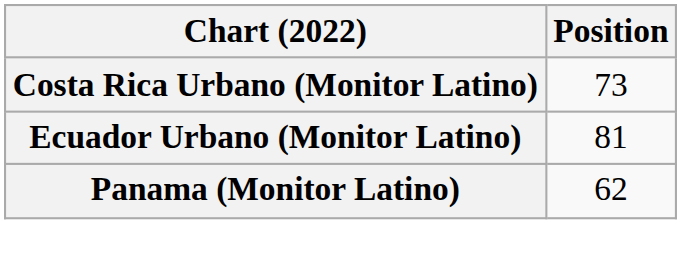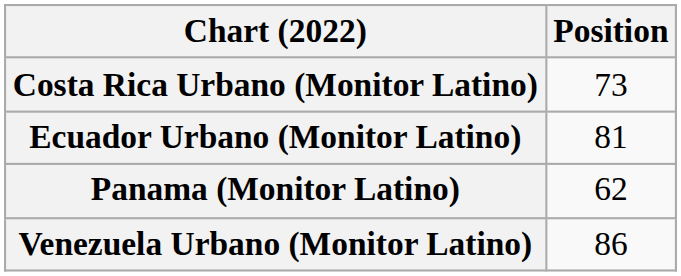+ row: (275, 243)
